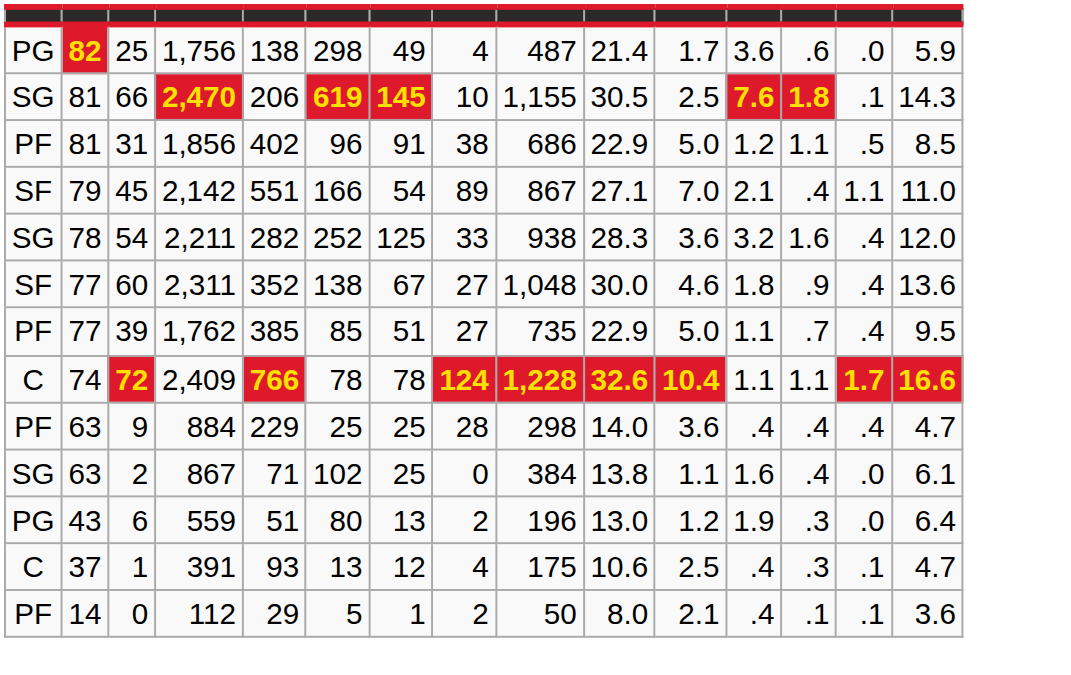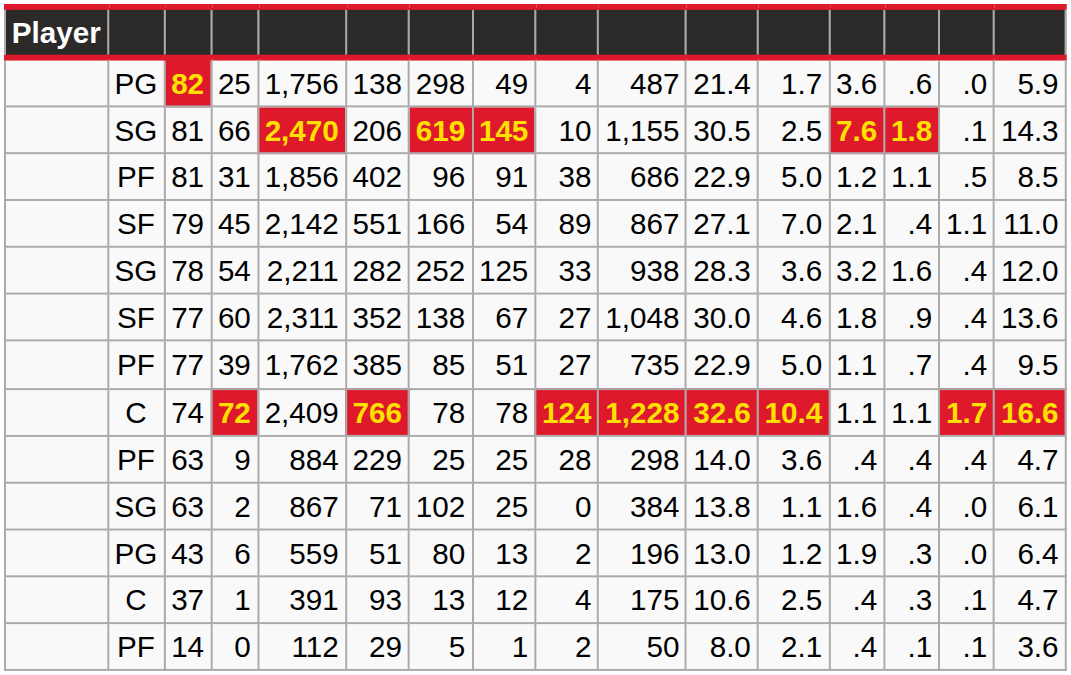+ column: (56, 33)
